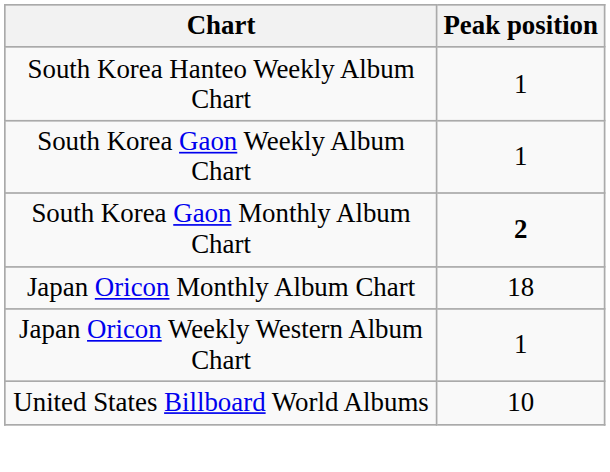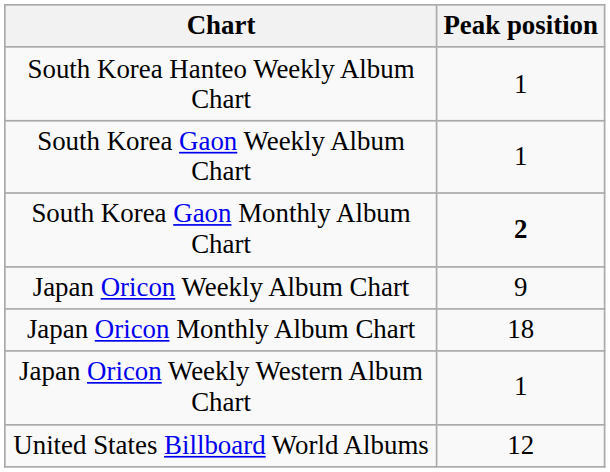+ row: (221, 287)
(521, 402) 10 -> (521, 445) 12
